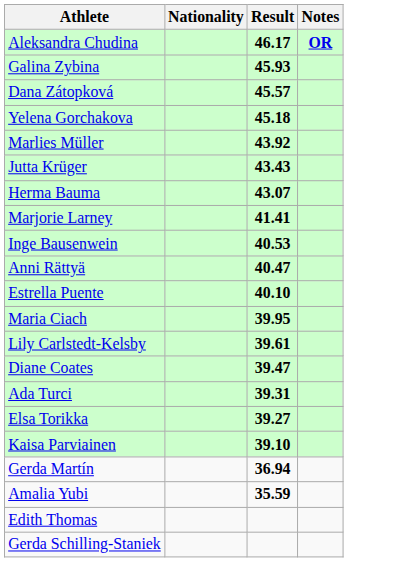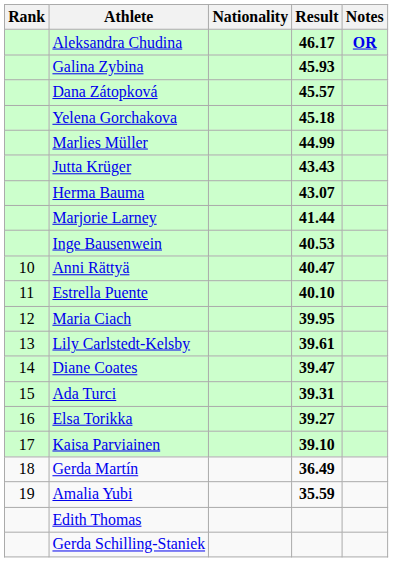+ column: (27, 17)
(273, 142) 43.92 -> (317, 142) 44.99
(273, 218) 41.41 -> (317, 218) 41.44
(273, 469) 36.94 -> (317, 469) 36.49
